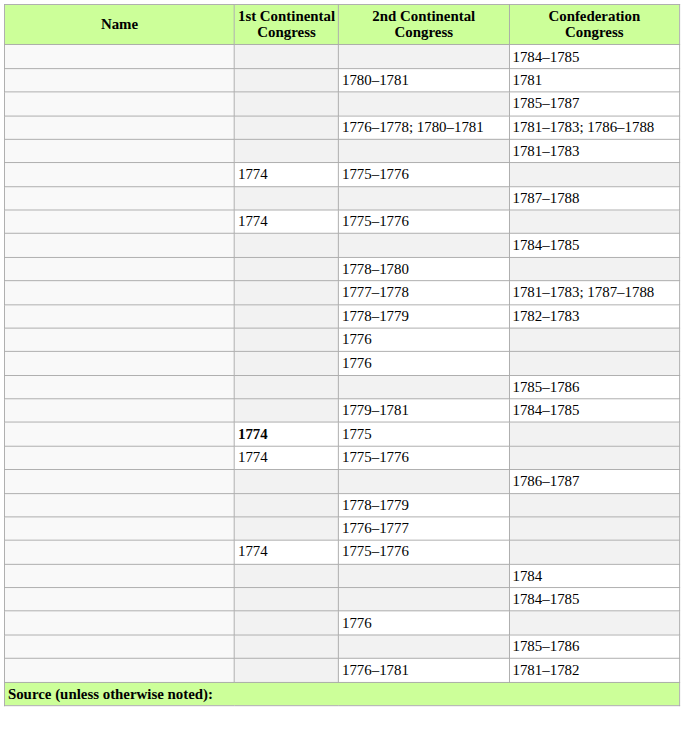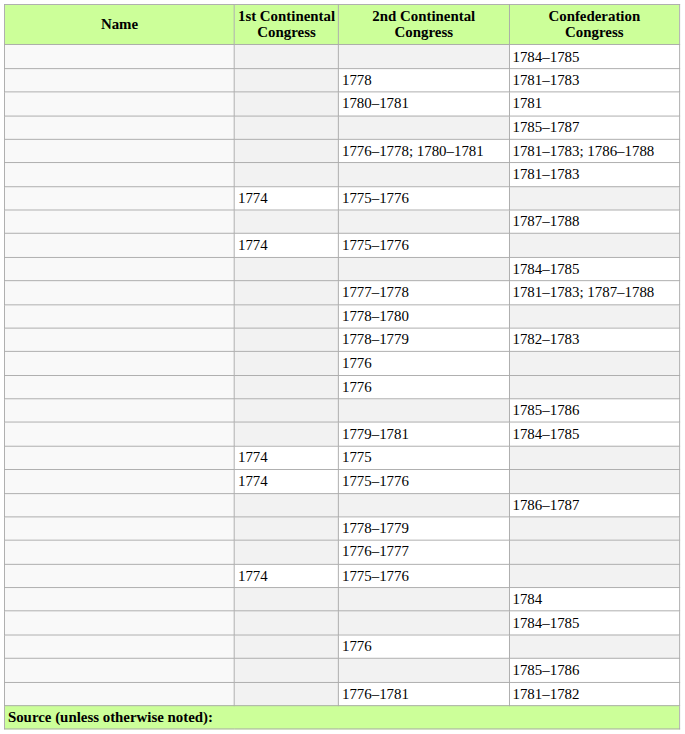+ row: (357, 80)
rows swapped: (375, 292) <-> (375, 269)
(253, 434) bold -> (253, 457) normal
